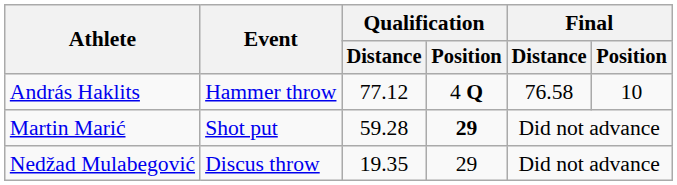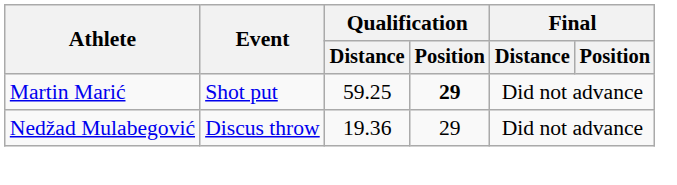- row: (75, 92)
(384, 127) 59.28 -> (367, 92) 59.25
(384, 163) 19.35 -> (367, 127) 19.36
